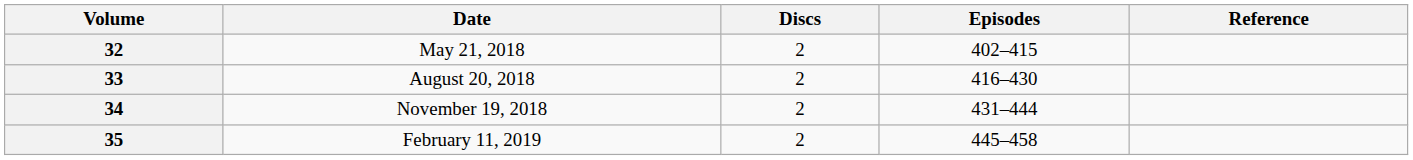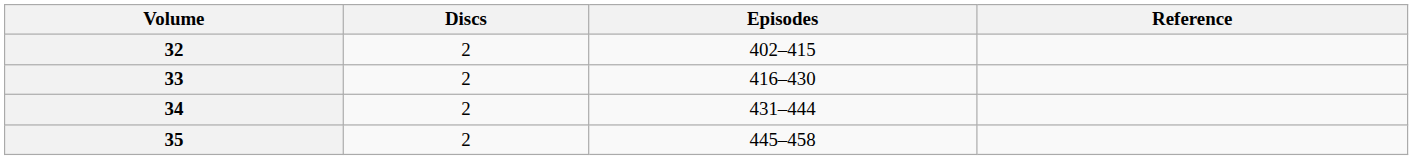- column: (472, 19)
